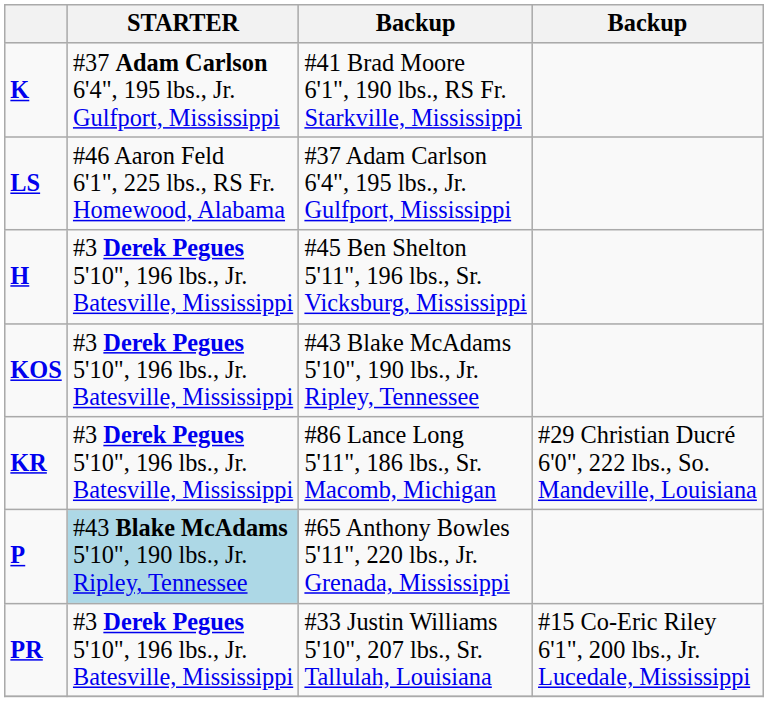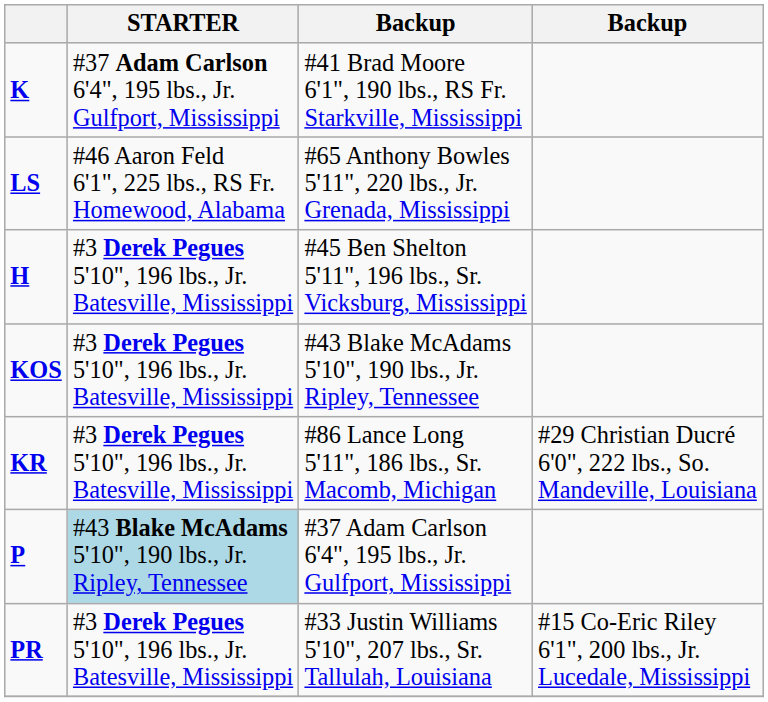(408, 183) #37 Adam Carlson 6'4", 195 lbs., Jr. Gulfport, Mississippi -> (407, 183) #65 Anthony Bowles 5'11", 220 lbs., Jr. Grenada, Mississippi
(407, 556) #65 Anthony Bowles 5'11", 220 lbs., Jr. Grenada, Mississippi -> (408, 556) #37 Adam Carlson 6'4", 195 lbs., Jr. Gulfport, Mississippi
